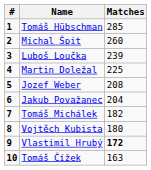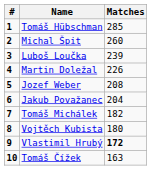(115, 70) 225 -> (115, 70) 226
